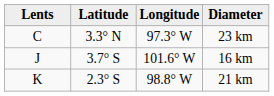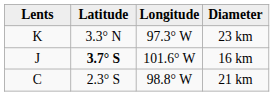(37, 36) C -> (37, 36) K
(103, 58) normal -> (103, 58) bold
(37, 79) K -> (37, 79) C
